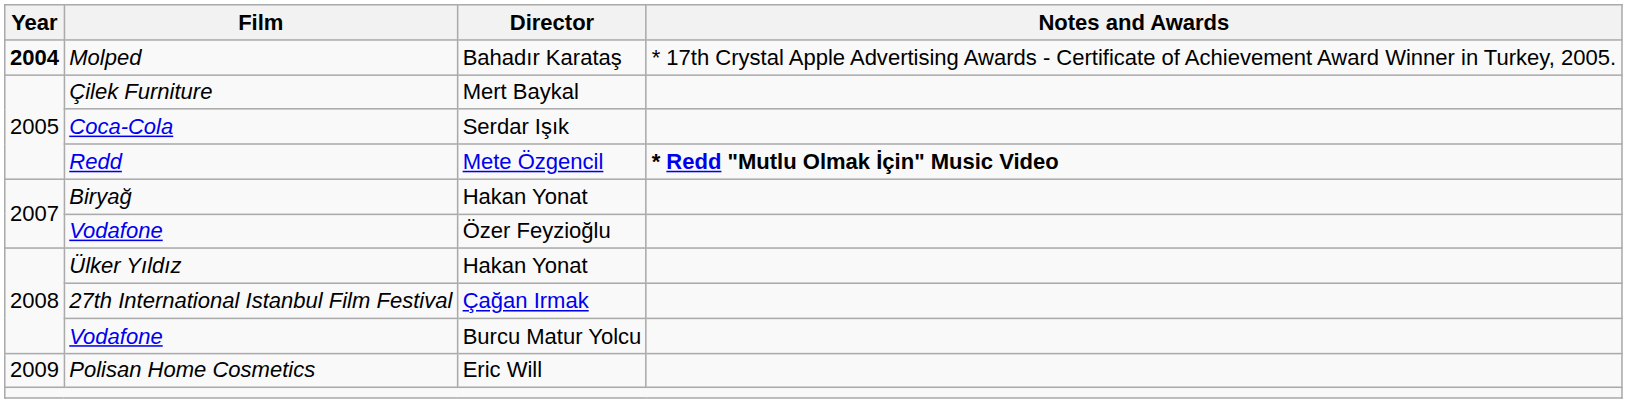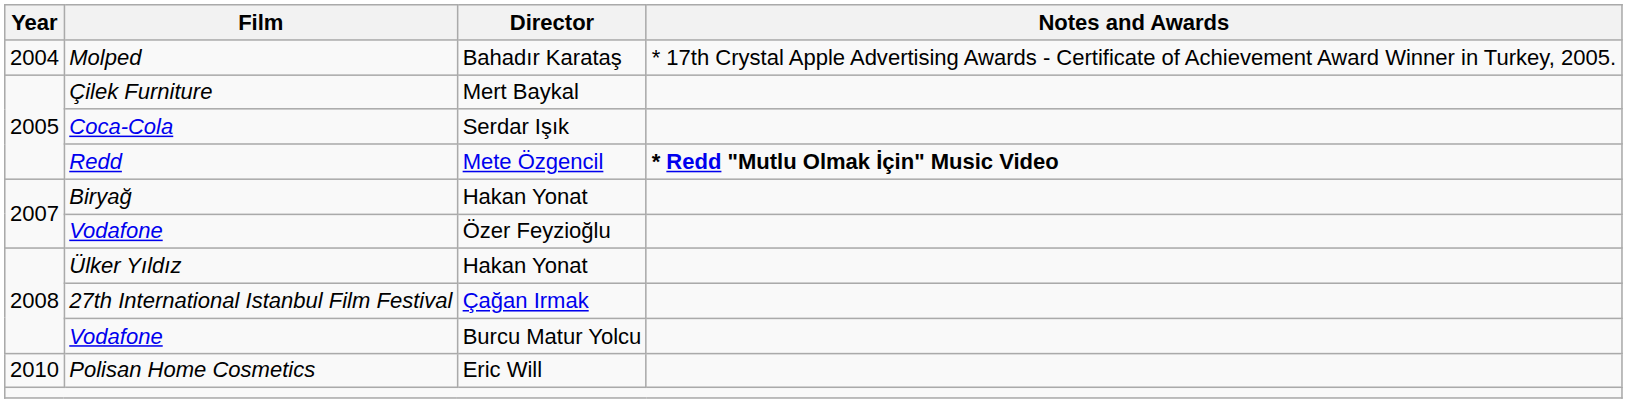(34, 57) bold -> (34, 57) normal
(34, 371) 2009 -> (34, 371) 2010
